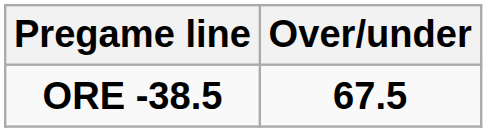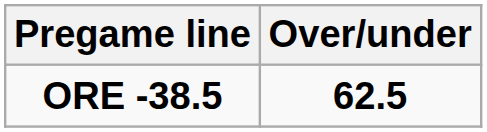(370, 95) 67.5 -> (370, 95) 62.5
